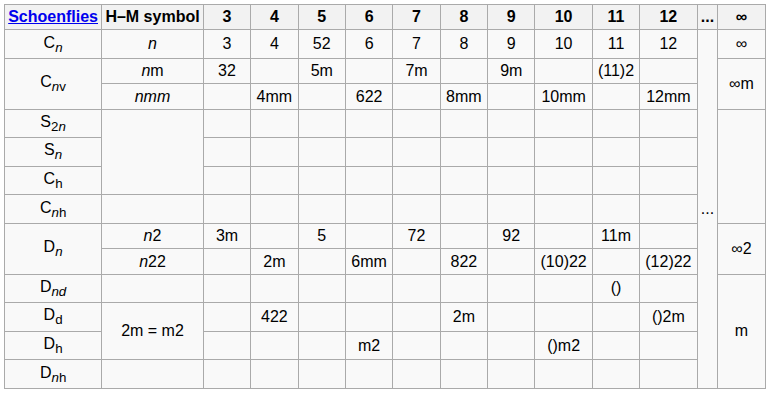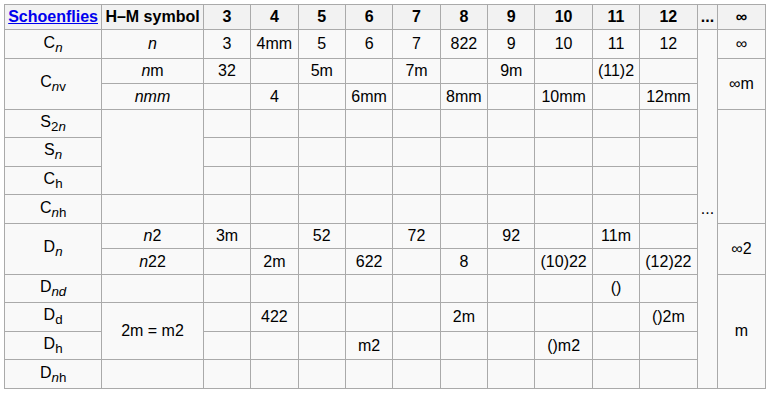(274, 44) 4 -> (274, 44) 4mm
(322, 44) 52 -> (322, 44) 5
(464, 44) 8 -> (464, 44) 822
(274, 96) 4mm -> (274, 96) 4
(369, 96) 622 -> (369, 96) 6mm
(322, 236) 5 -> (322, 236) 52
(369, 261) 6mm -> (369, 261) 622
(464, 261) 822 -> (464, 261) 8
